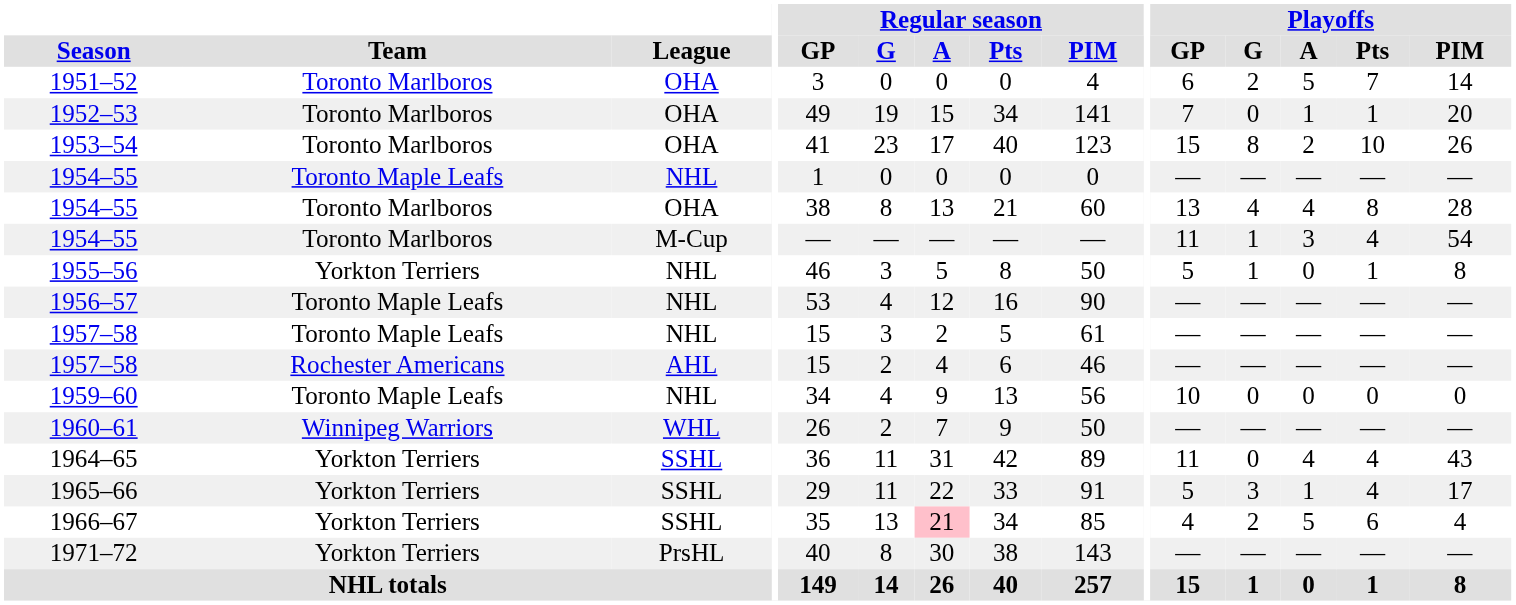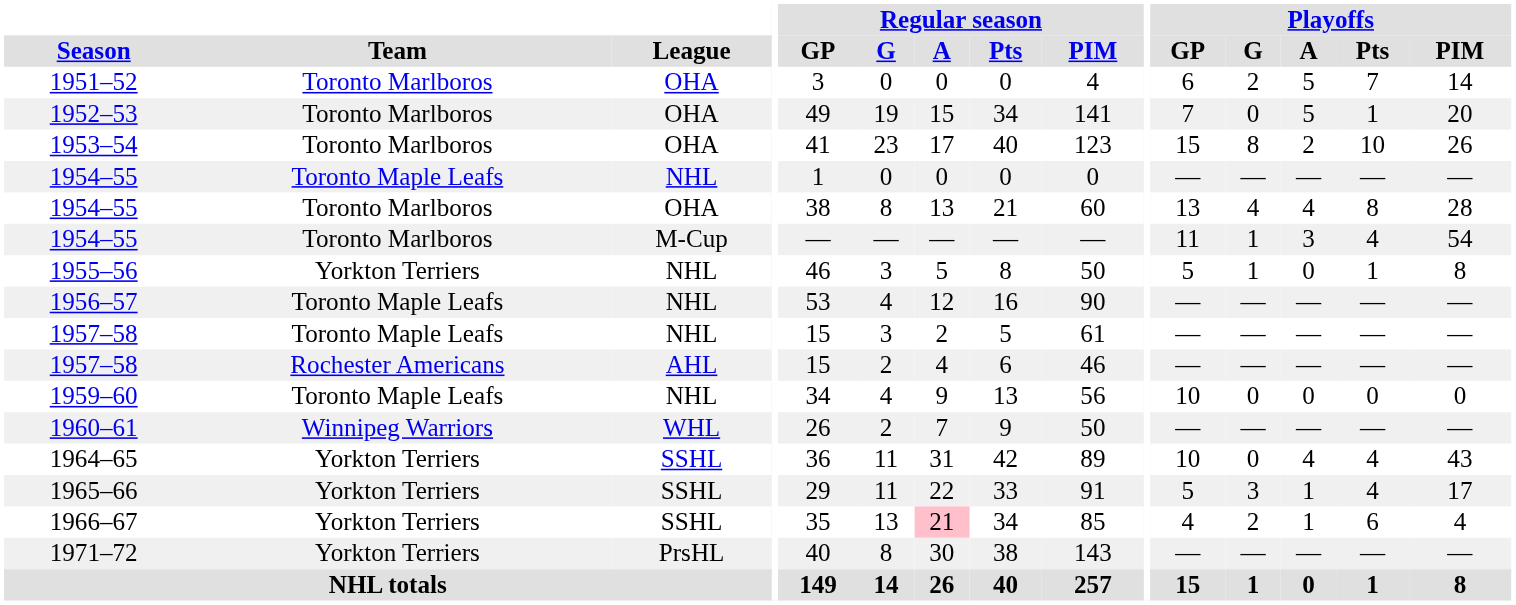(1309, 113) 1 -> (1309, 113) 5
(1188, 459) 11 -> (1188, 459) 10
(1309, 521) 5 -> (1309, 521) 1
